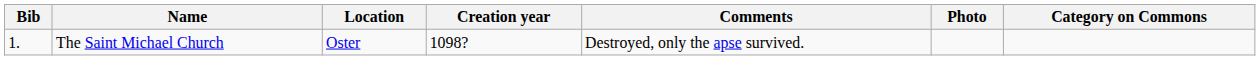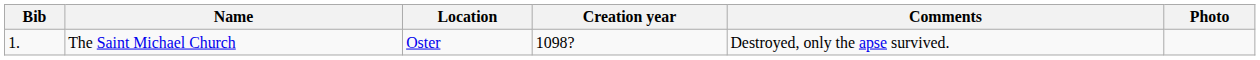- column: (1129, 17)
